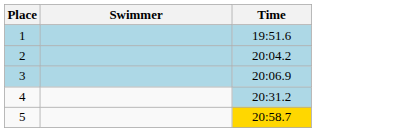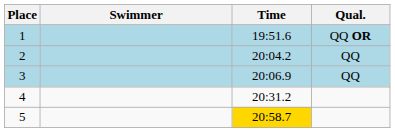+ column: (350, 14)
(272, 96) lightblue background -> (272, 96) no background
